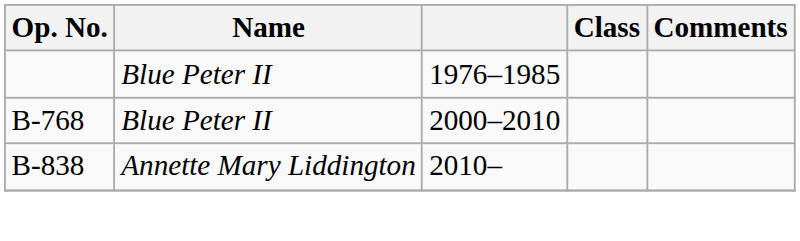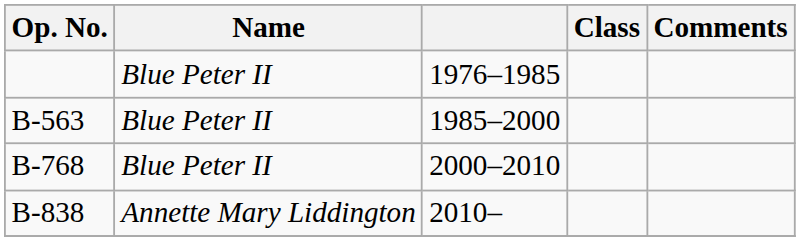+ row: (48, 119)
